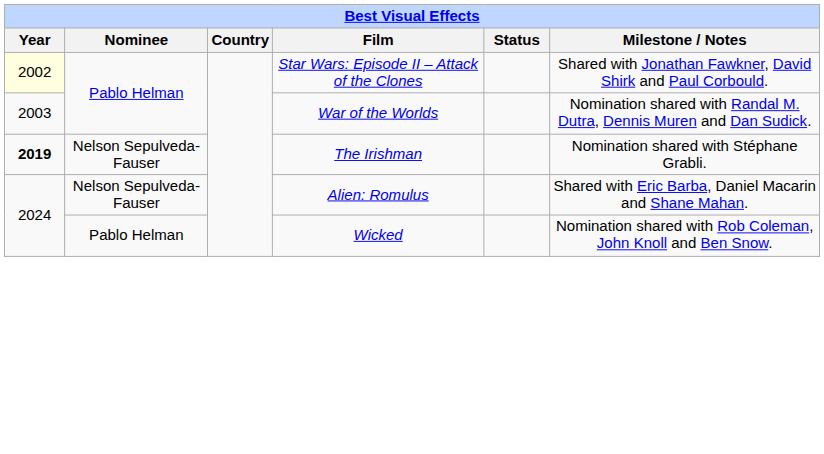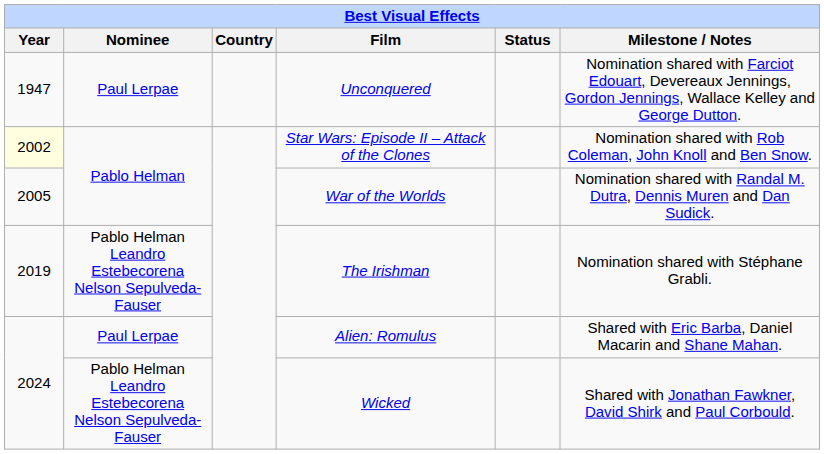+ row: (386, 89)
(685, 72) Shared with Jonathan Fawkner, David Shirk and Paul Corbould. -> (690, 147) Nomination shared with Rob Coleman, John Knoll and Ben Snow.
(35, 113) 2003 -> (34, 196) 2005
(35, 154) bold -> (34, 271) normal
(136, 154) Nelson Sepulveda-Fauser -> (138, 271) Pablo Helman Leandro Estebecorena Nelson Sepulveda-Fauser
(136, 194) Nelson Sepulveda-Fauser -> (138, 337) Paul Lerpae
(136, 235) Pablo Helman -> (138, 403) Pablo Helman Leandro Estebecorena Nelson Sepulveda-Fauser
(685, 235) Nomination shared with Rob Coleman, John Knoll and Ben Snow. -> (690, 403) Shared with Jonathan Fawkner, David Shirk and Paul Corbould.
